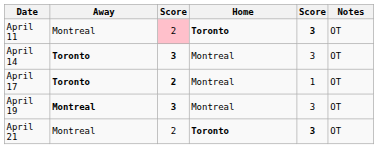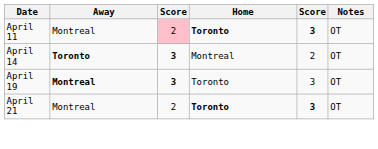(312, 56) 3 -> (312, 56) 2
- row: (20, 81)
(213, 106) Montreal -> (210, 81) Toronto
